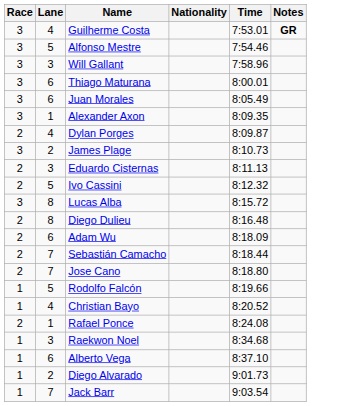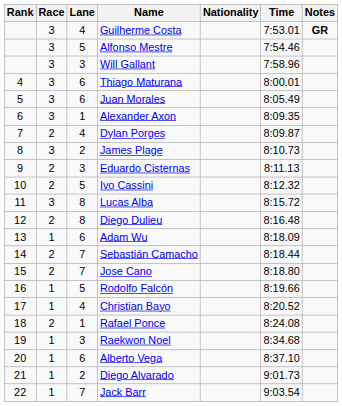+ column: (20, 13)
(20, 237) 2 -> (51, 237) 1
